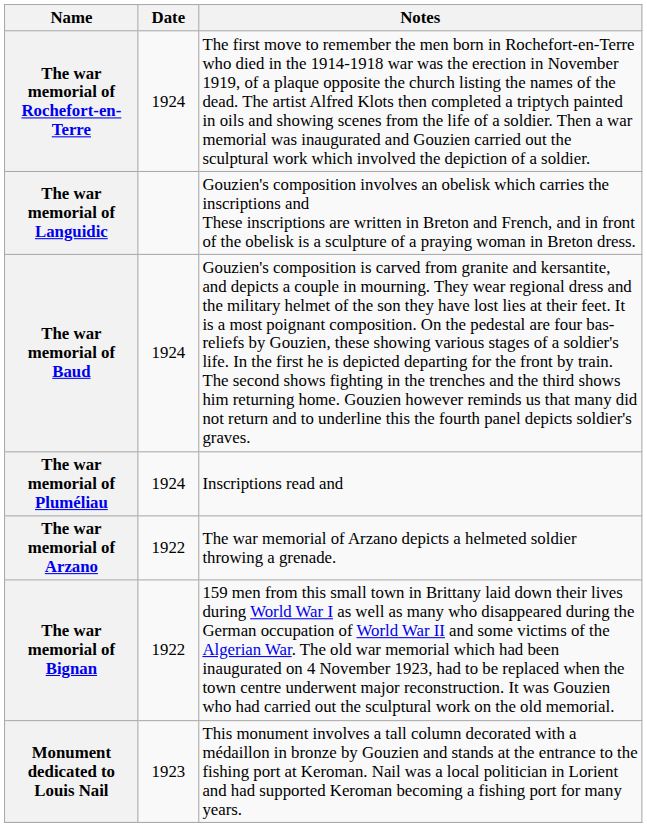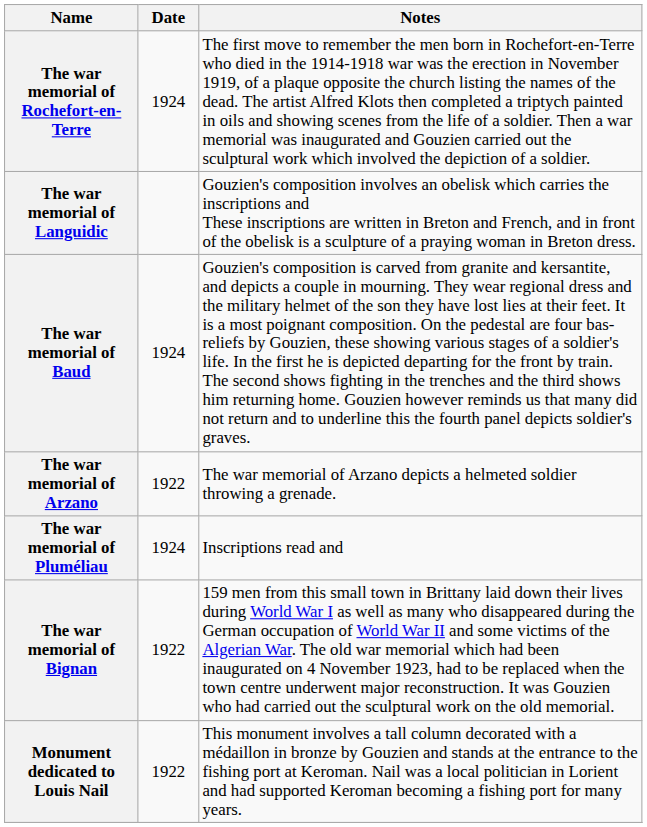rows swapped: (71, 547) <-> (71, 483)
(168, 771) 1923 -> (168, 771) 1922
